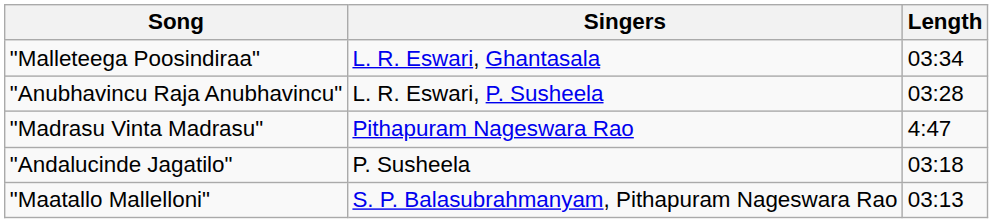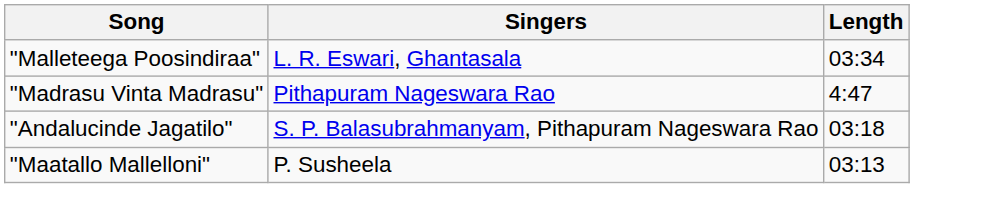- row: (176, 93)
(411, 164) P. Susheela -> (546, 128) S. P. Balasubrahmanyam, Pithapuram Nageswara Rao
(625, 199) S. P. Balasubrahmanyam, Pithapuram Nageswara Rao -> (332, 164) P. Susheela
